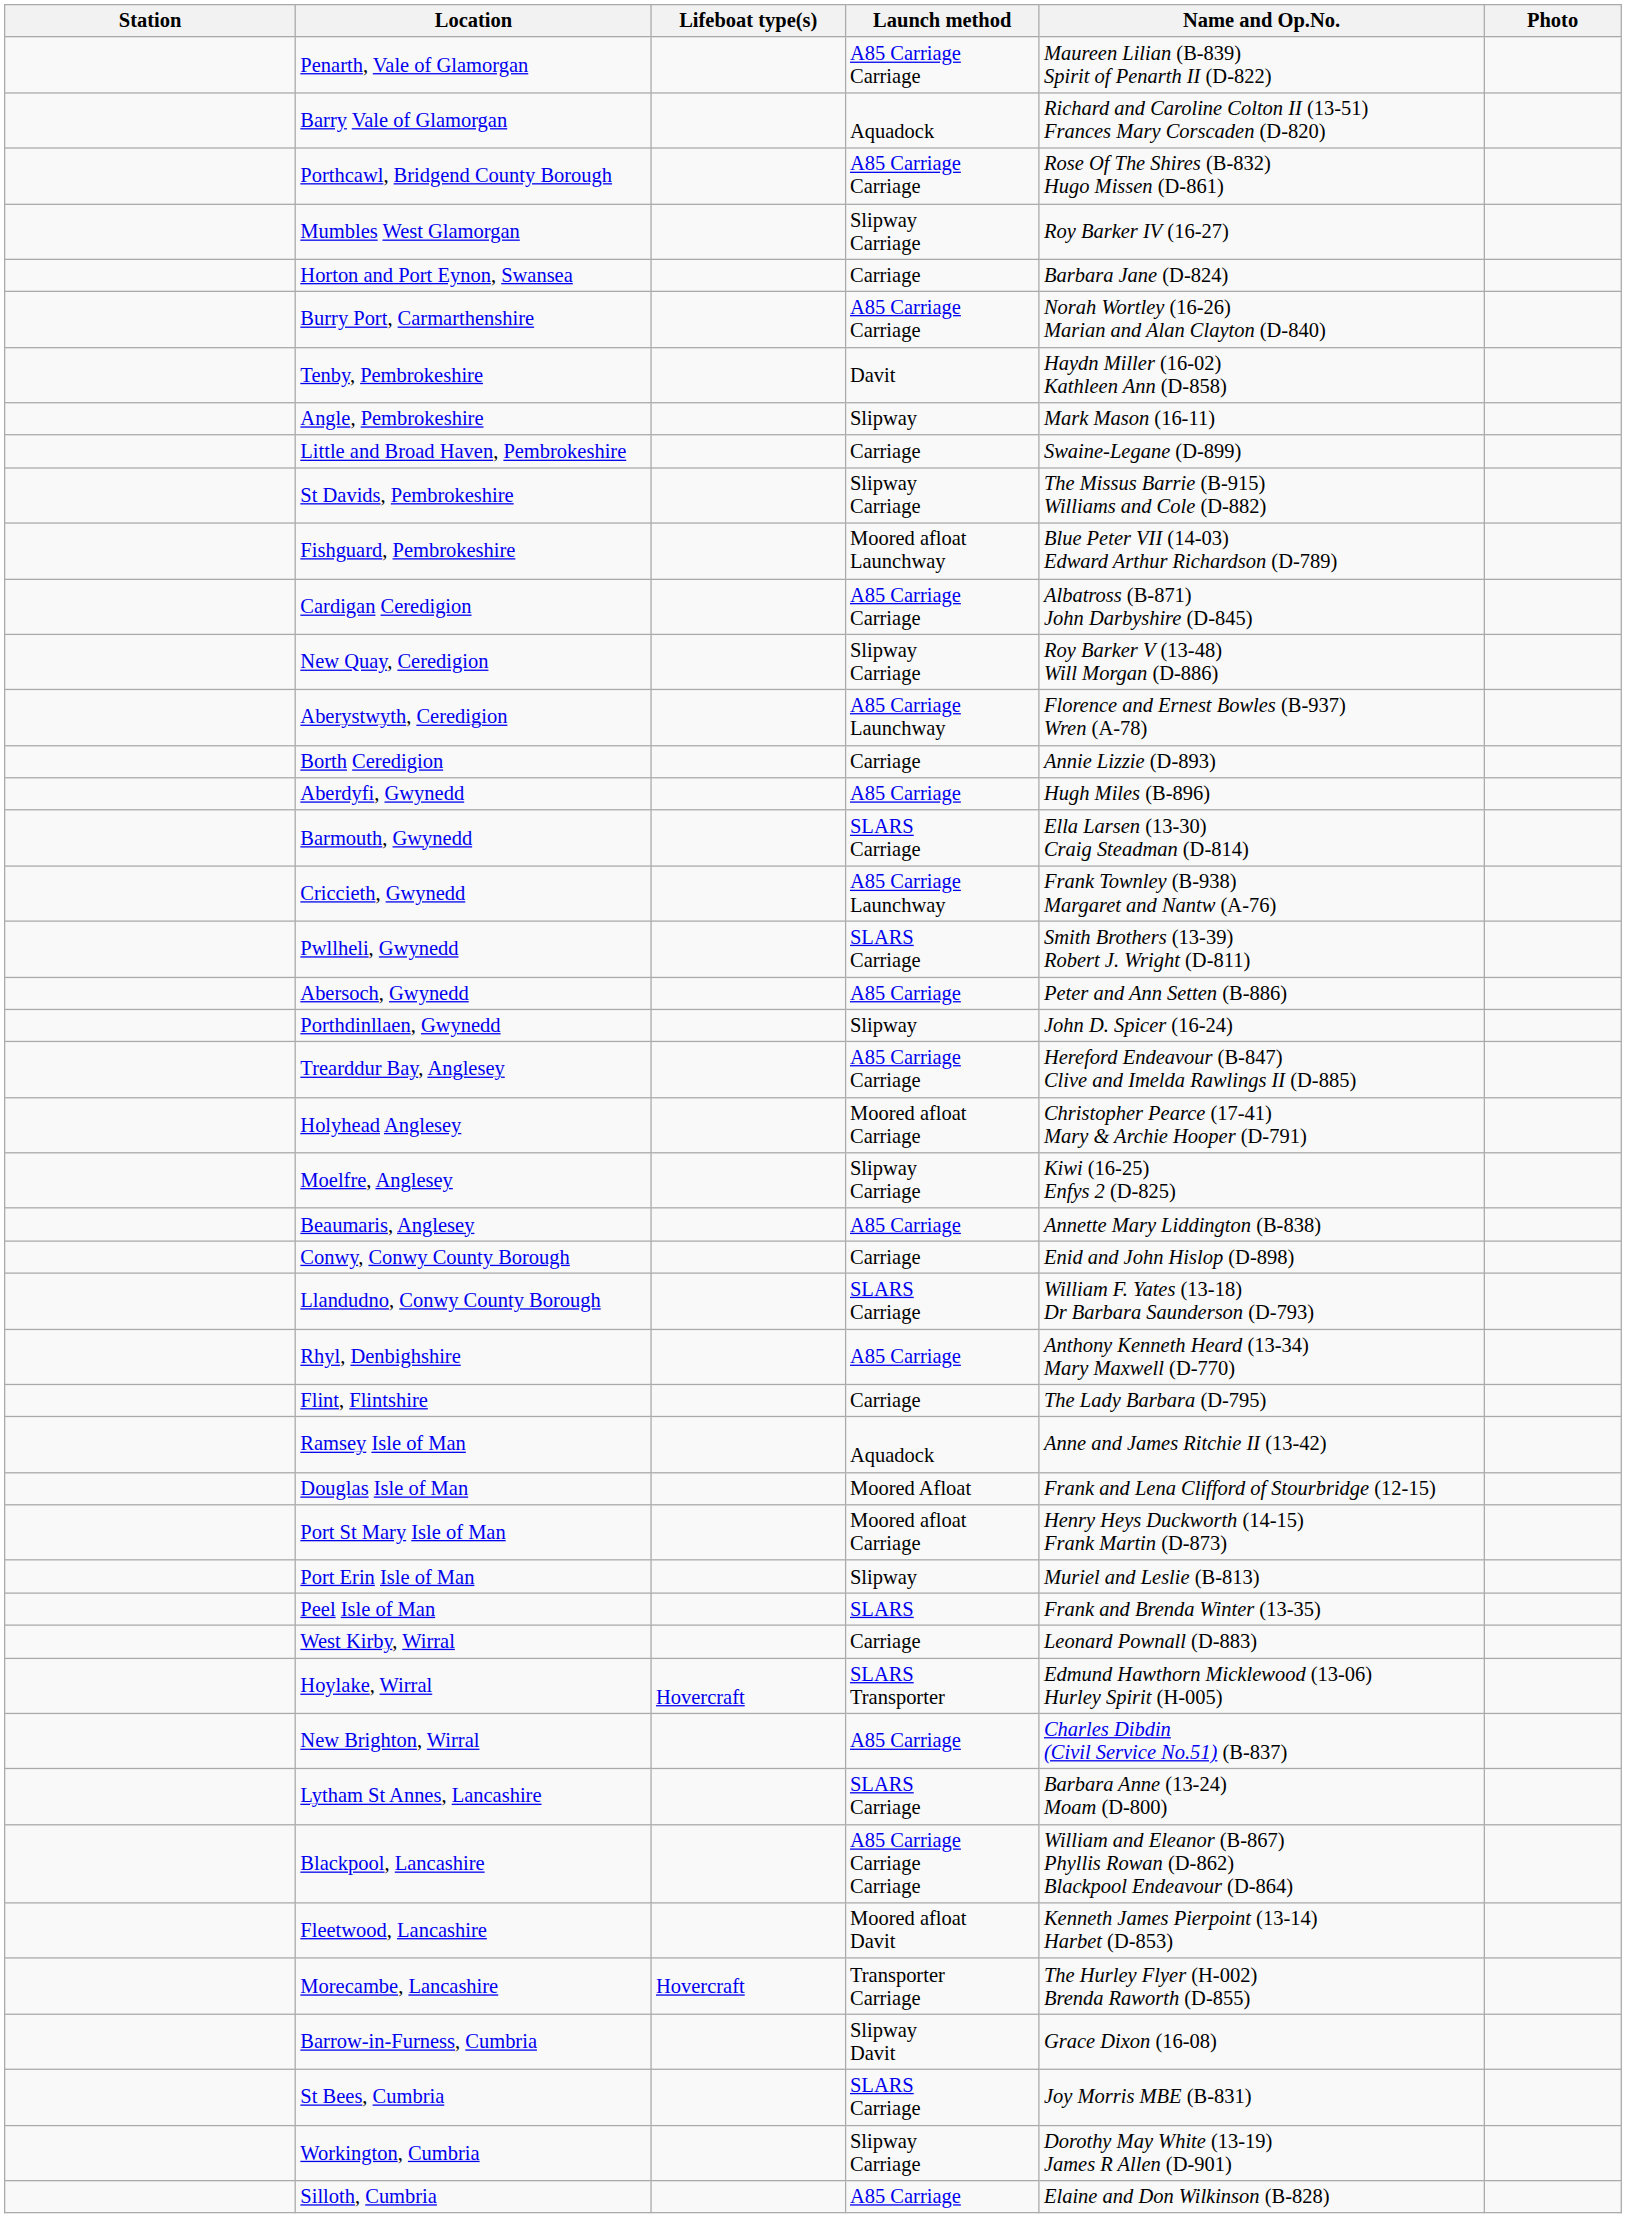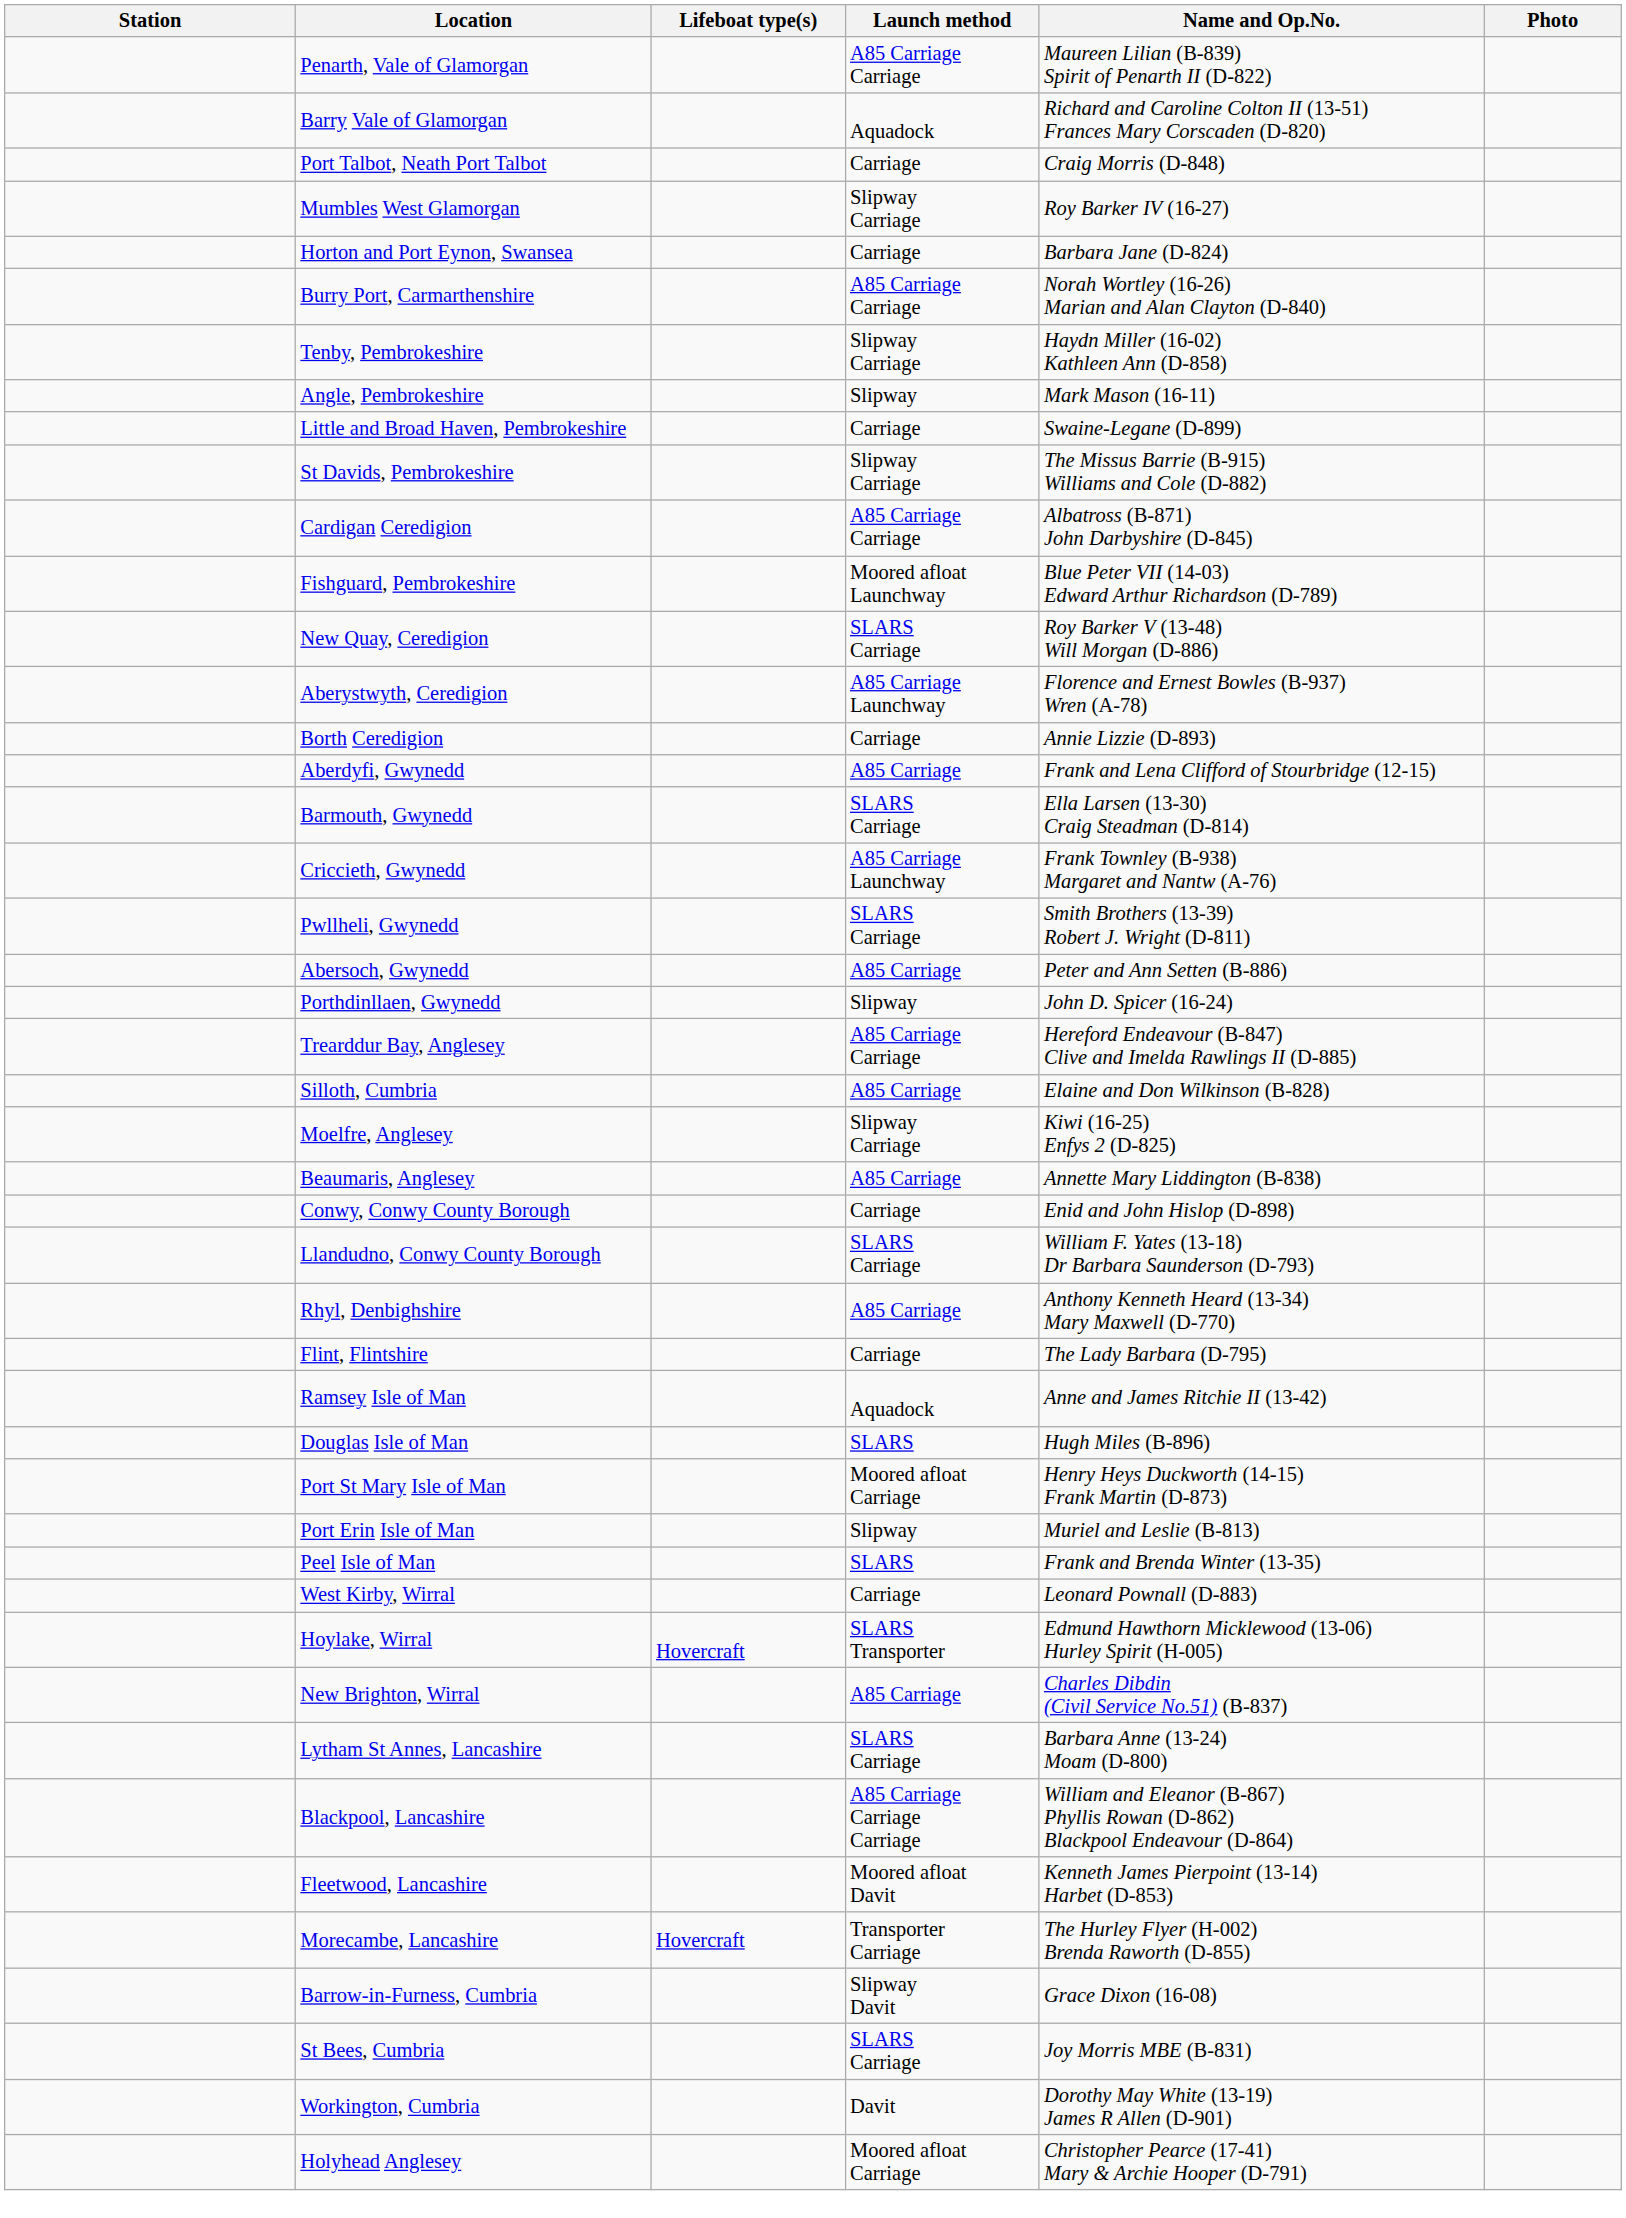- row: (456, 175)
+ row: (423, 164)
(873, 374) Davit -> (885, 351) Slipway Carriage
rows swapped: (408, 550) <-> (386, 606)
(885, 661) Slipway Carriage -> (885, 638) SLARS Carriage
(1127, 793) Hugh Miles (B-896) -> (1240, 770) Frank and Lena Clifford of Stourbridge (12-15)
rows swapped: (381, 1124) <-> (369, 2196)
(911, 1488) Moored Afloat -> (882, 1442) SLARS
(1240, 1488) Frank and Lena Clifford of Stourbridge (12-15) -> (1127, 1442) Hugh Miles (B-896)
(885, 2152) Slipway Carriage -> (873, 2106) Davit
